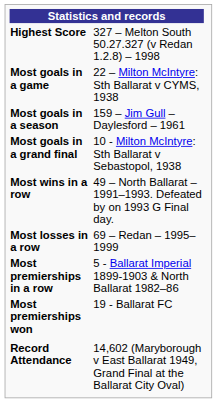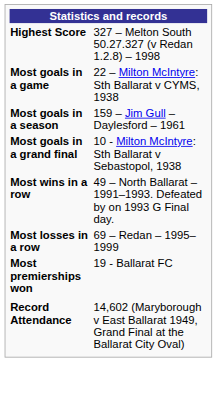- row: (46, 276)
